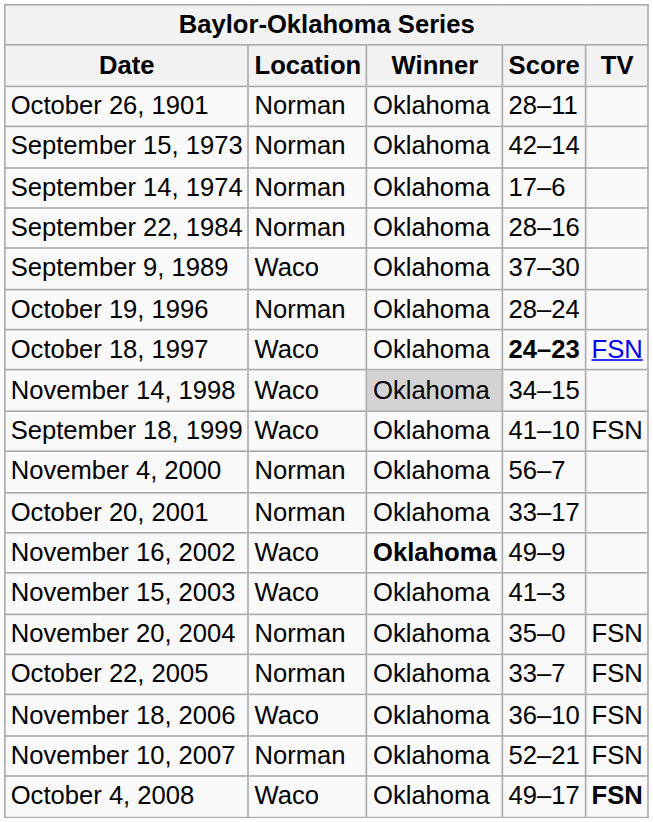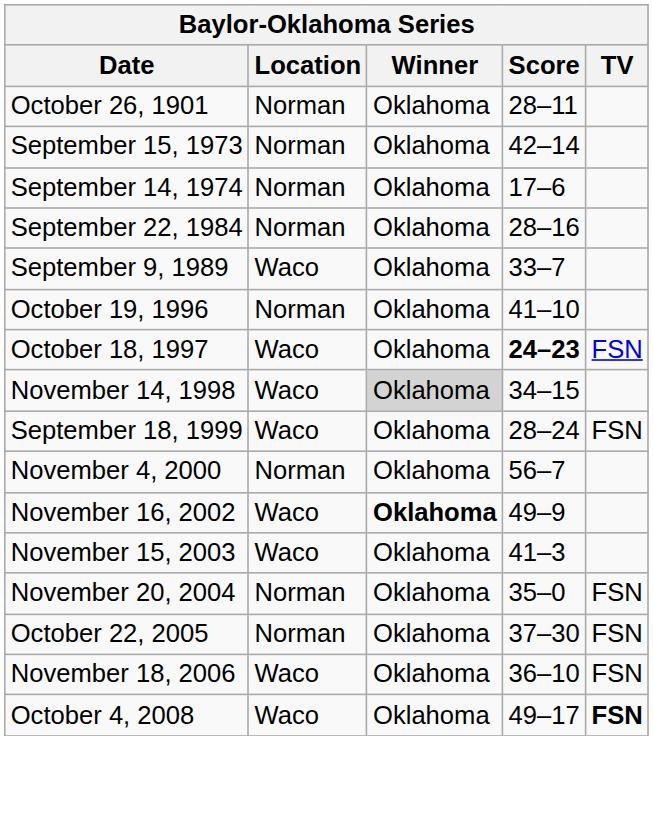(544, 268) 37–30 -> (537, 268) 33–7
(544, 308) 28–24 -> (544, 308) 41–10
(544, 430) 41–10 -> (544, 430) 28–24
- row: (110, 512)
(537, 674) 33–7 -> (544, 633) 37–30
- row: (123, 755)
